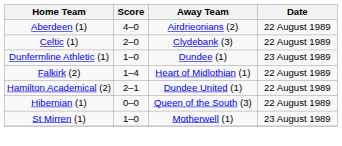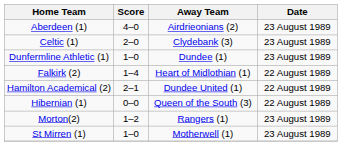(297, 27) 22 August 1989 -> (297, 27) 23 August 1989
(297, 42) 22 August 1989 -> (297, 42) 23 August 1989
+ row: (59, 118)
